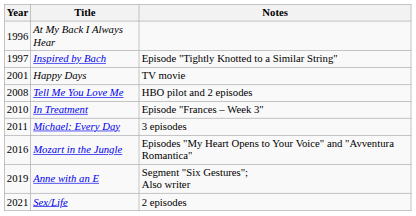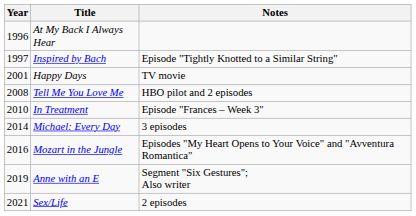(17, 127) 2011 -> (18, 127) 2014
